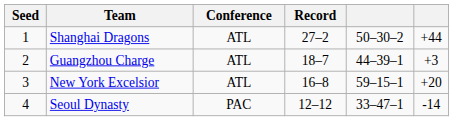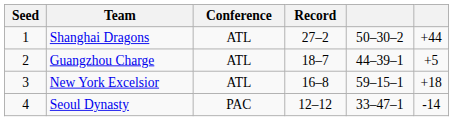(431, 60) +3 -> (431, 60) +5
(431, 82) +20 -> (431, 82) +18
